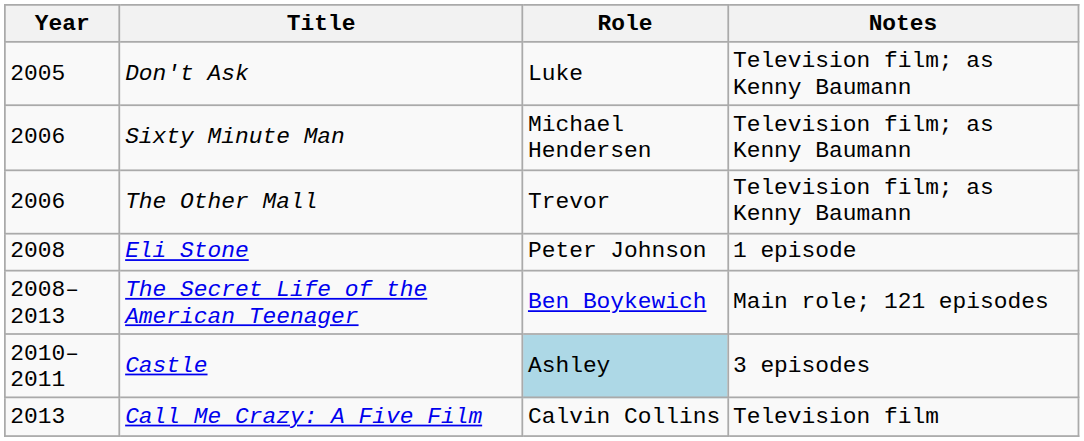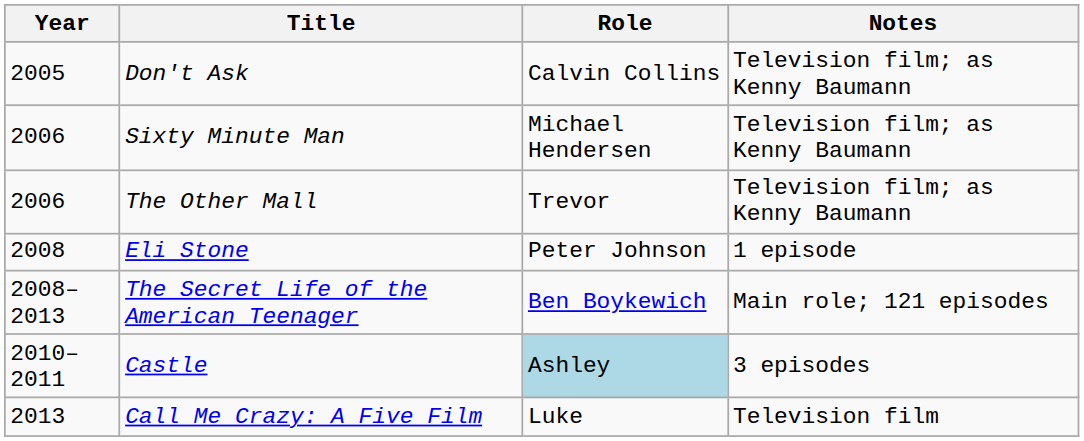(555, 74) Luke -> (624, 74) Calvin Collins
(624, 417) Calvin Collins -> (555, 417) Luke
